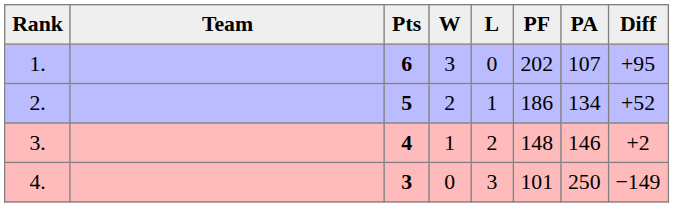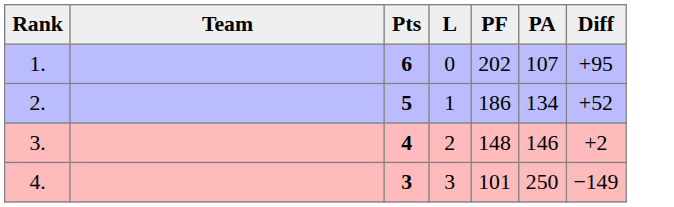- column: (450, 24)
